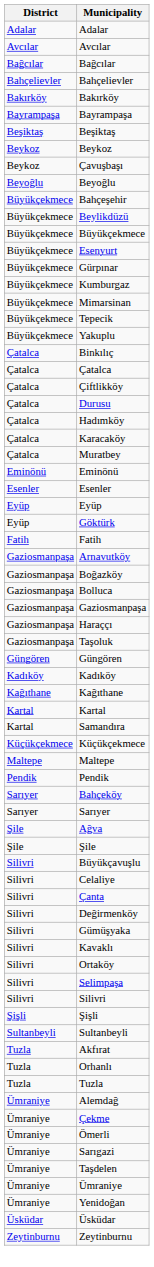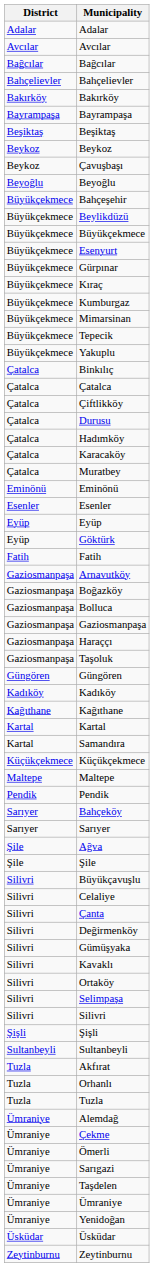+ row: (91, 285)
